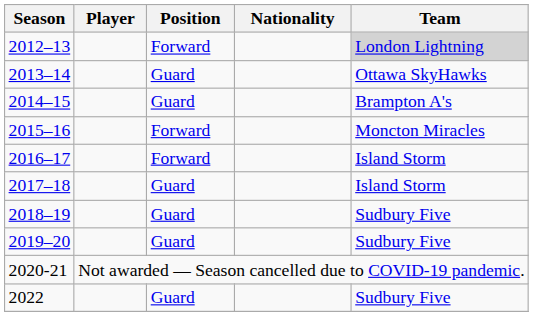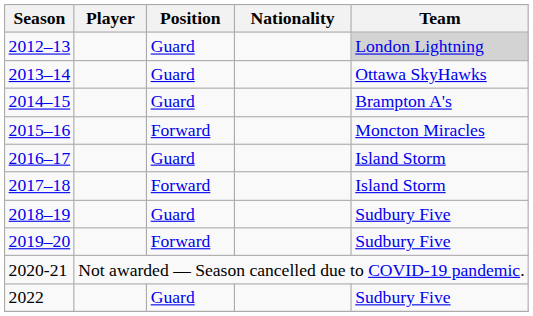(181, 46) Forward -> (173, 46) Guard
(181, 158) Forward -> (173, 158) Guard
(173, 185) Guard -> (181, 185) Forward
(173, 241) Guard -> (181, 241) Forward
